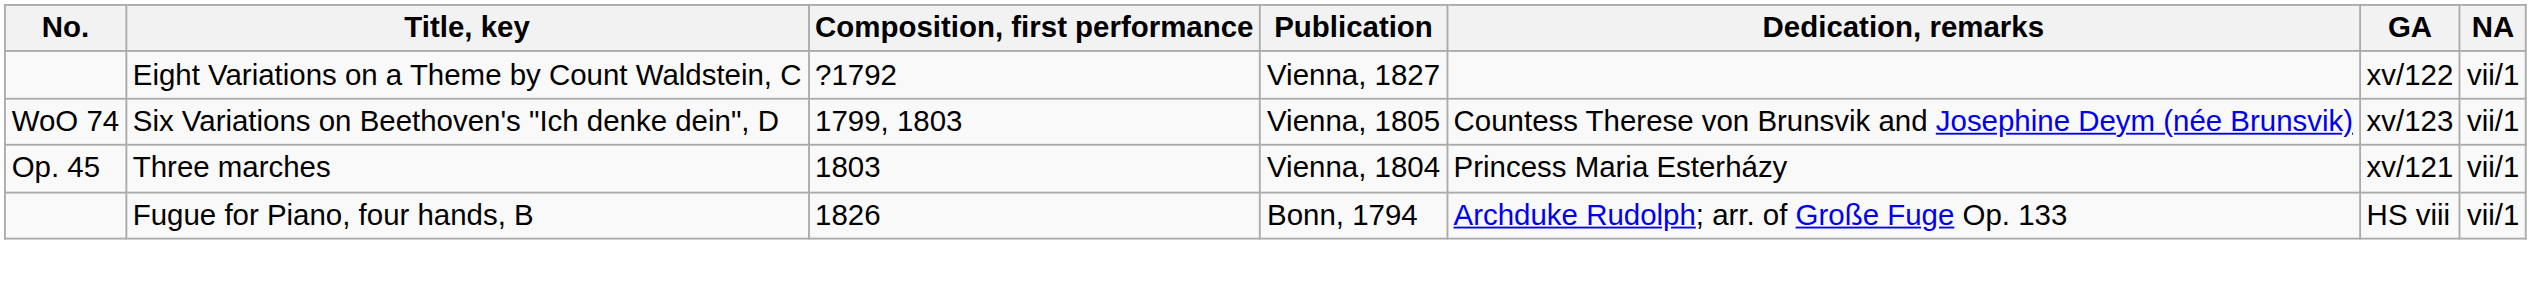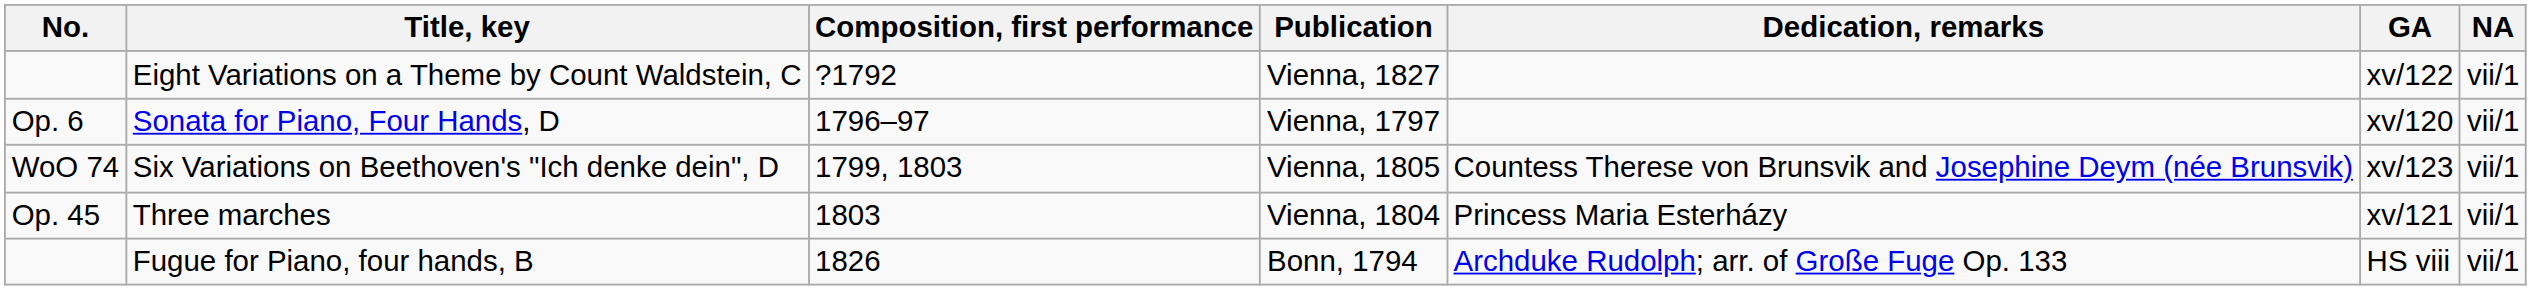+ row: (346, 121)
